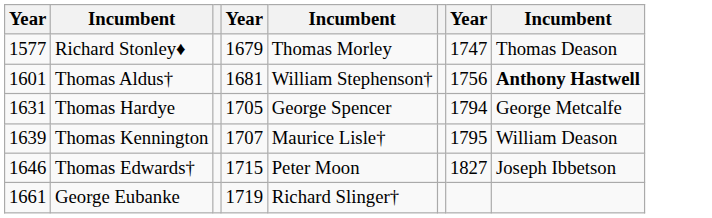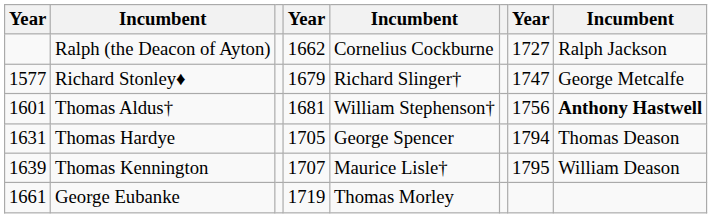+ row: (163, 49)
(332, 49) Thomas Morley -> (398, 78) Richard Slinger†
(557, 49) Thomas Deason -> (621, 78) George Metcalfe
(559, 108) George Metcalfe -> (619, 138) Thomas Deason
- row: (125, 167)
(335, 197) Richard Slinger† -> (394, 197) Thomas Morley
